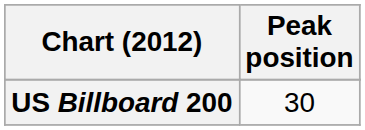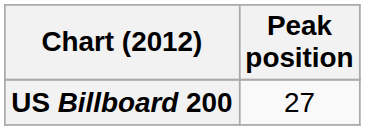(299, 102) 30 -> (299, 102) 27
